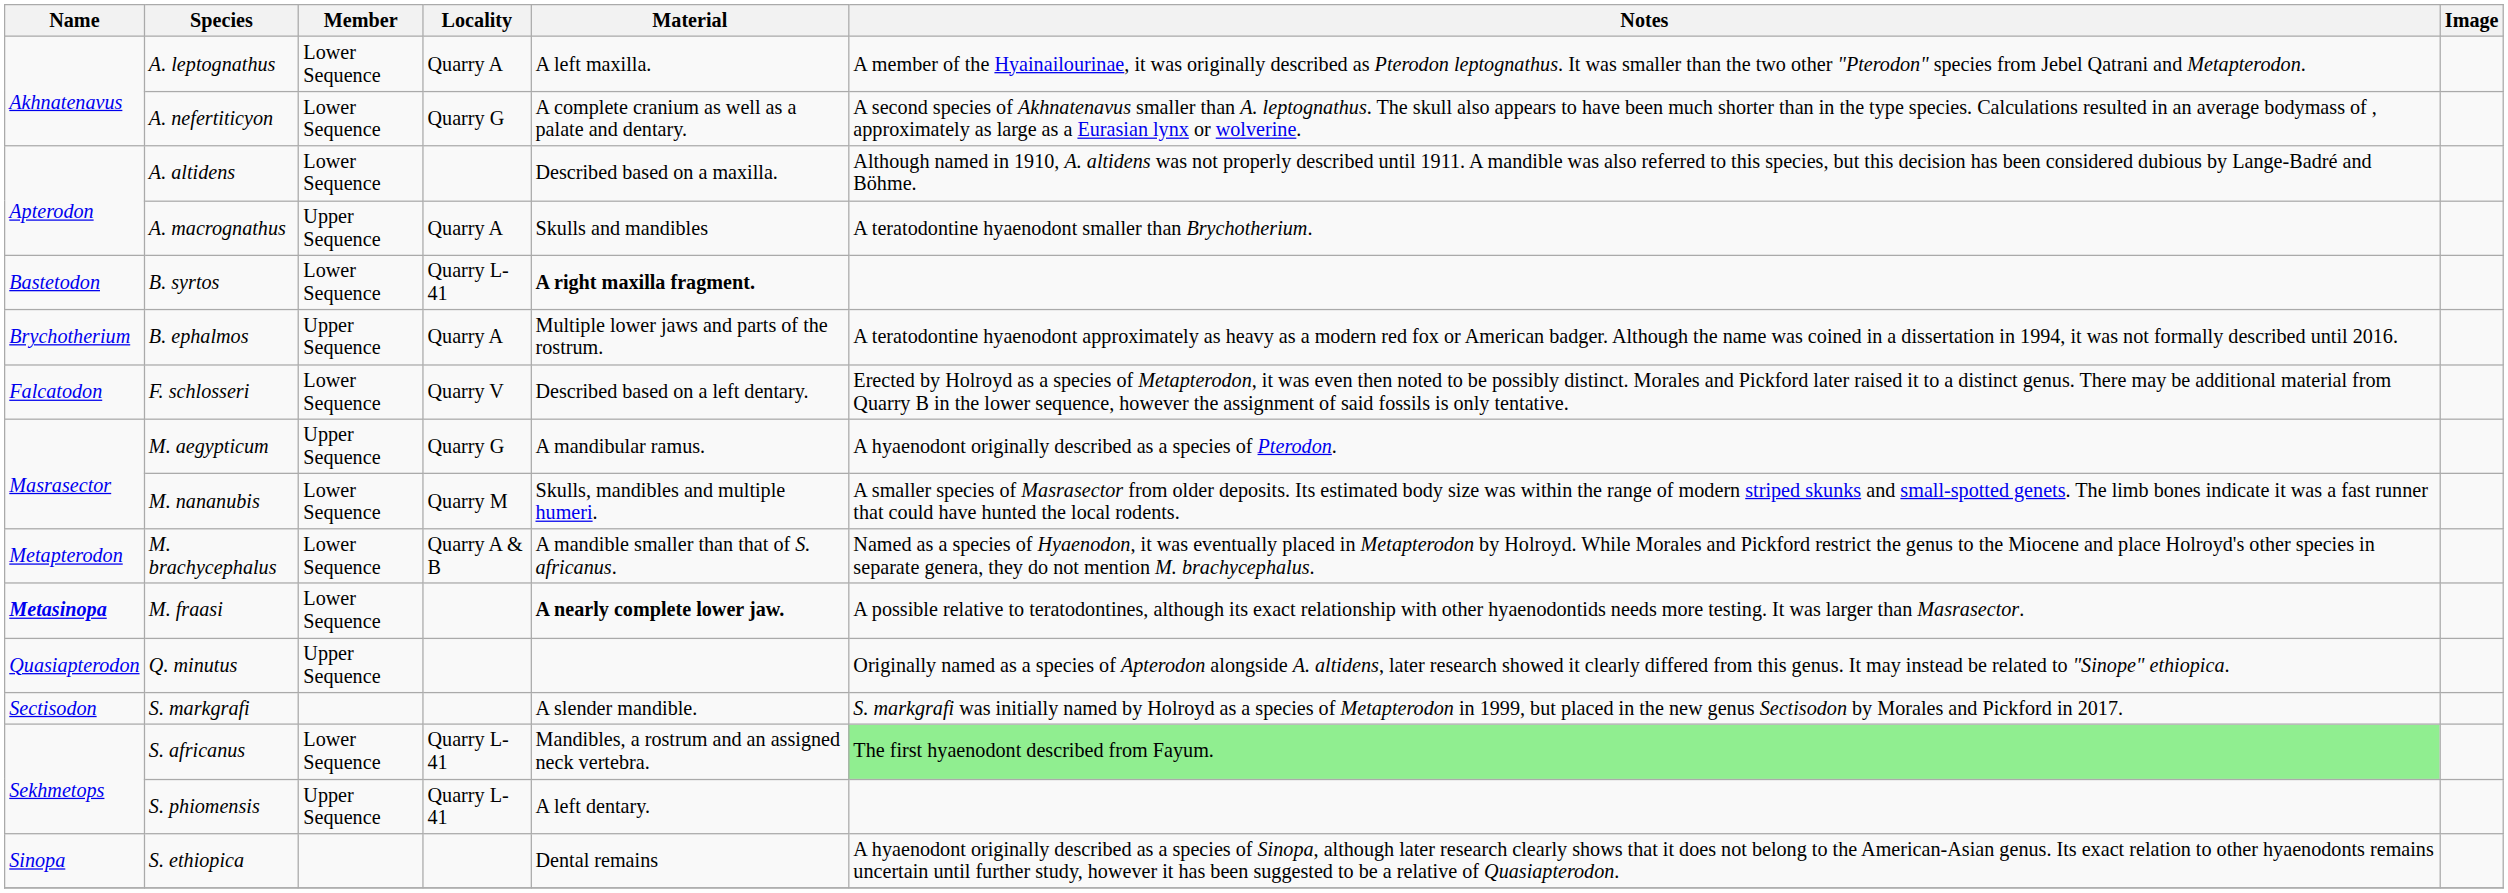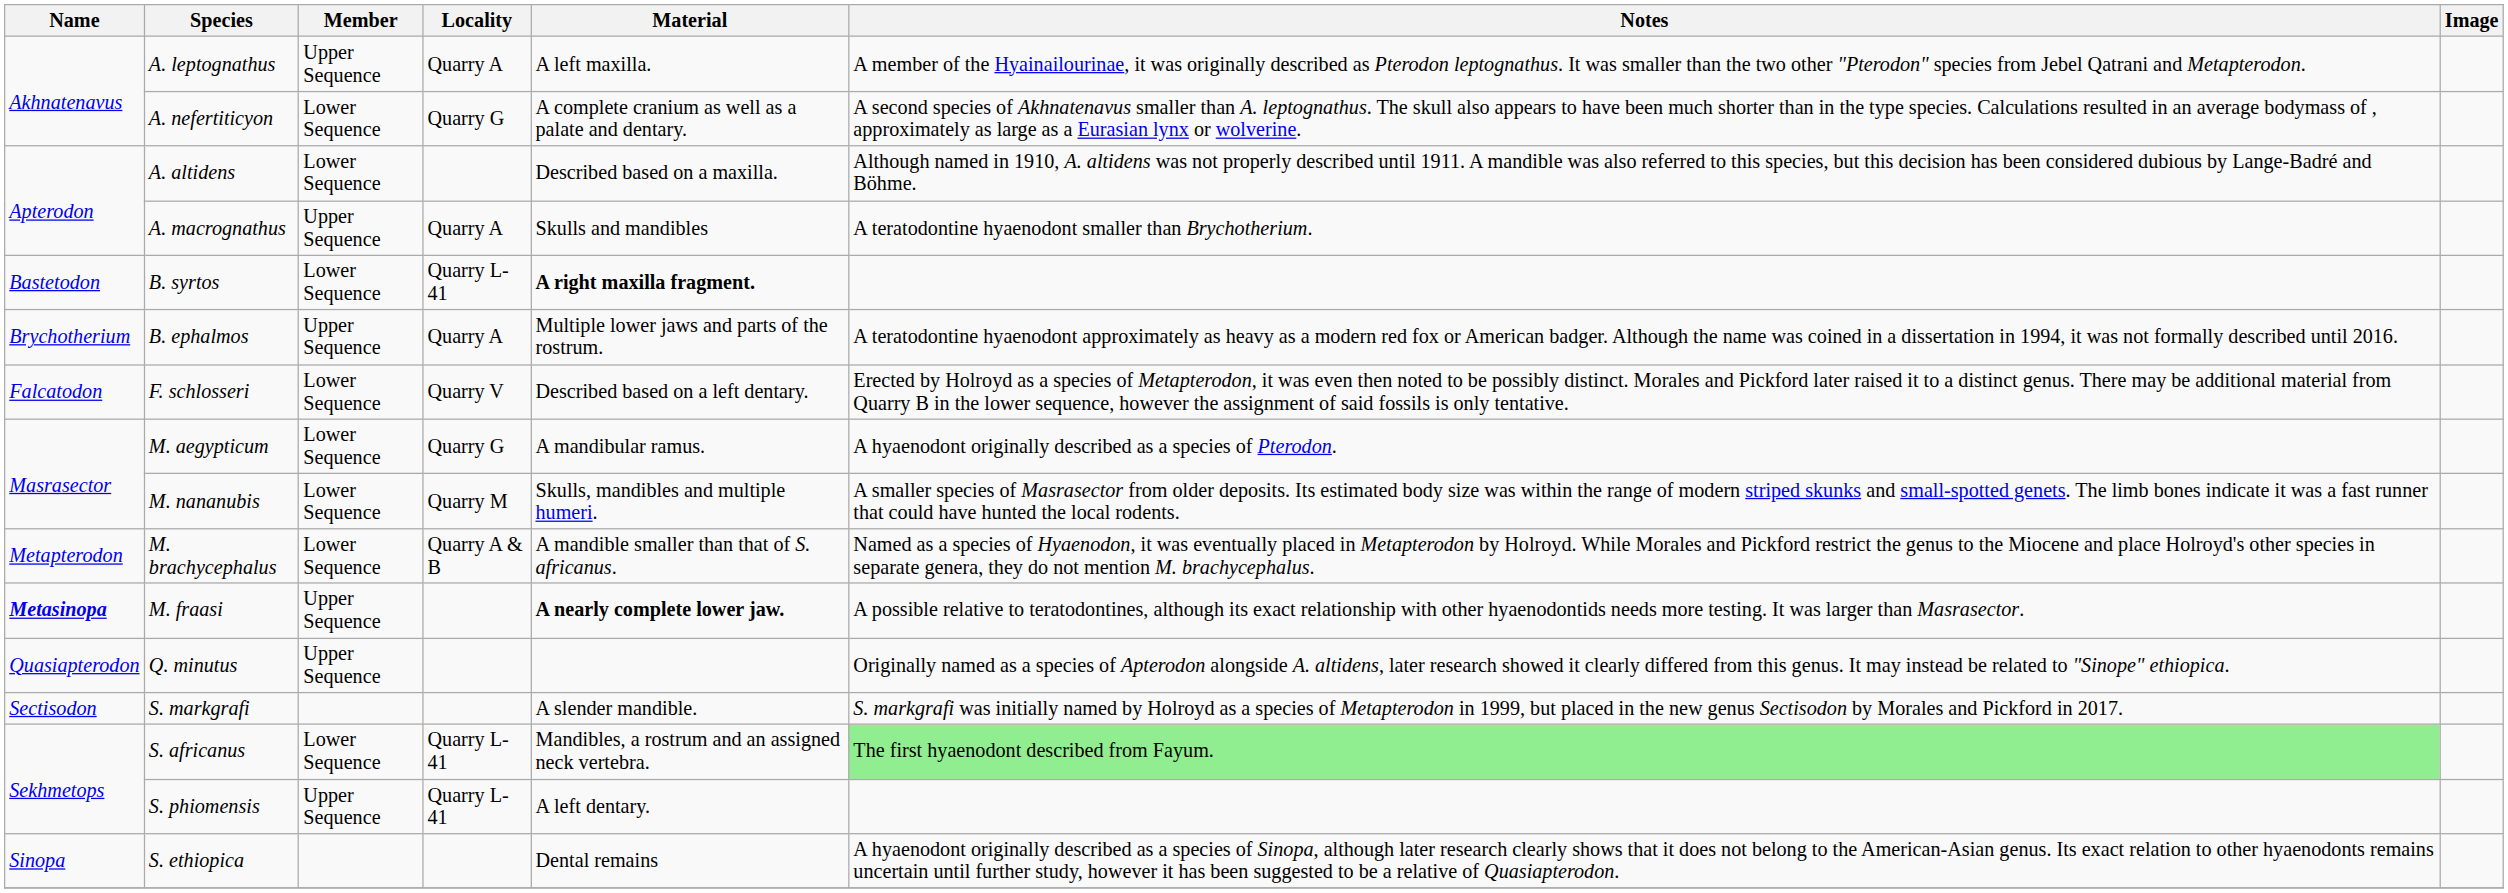(342, 63) Lower Sequence -> (342, 63) Upper Sequence
(342, 446) Upper Sequence -> (342, 446) Lower Sequence
(342, 610) Lower Sequence -> (342, 610) Upper Sequence
